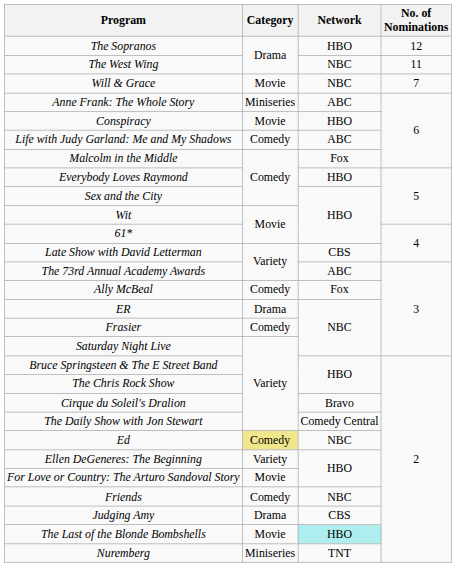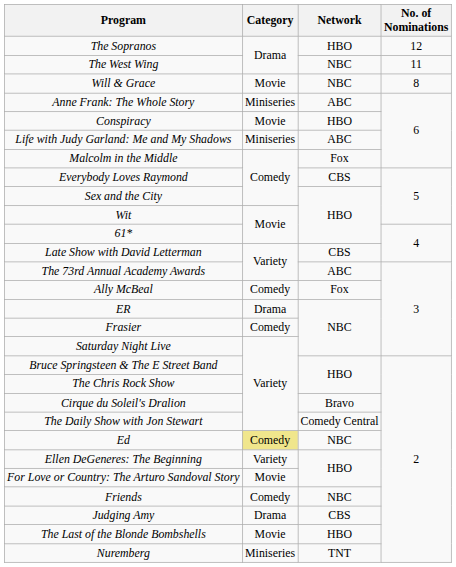(416, 83) 7 -> (416, 83) 8
(270, 139) Comedy -> (270, 139) Miniseries
(339, 177) HBO -> (339, 177) CBS
(339, 534) paleturquoise background -> (339, 534) no background
